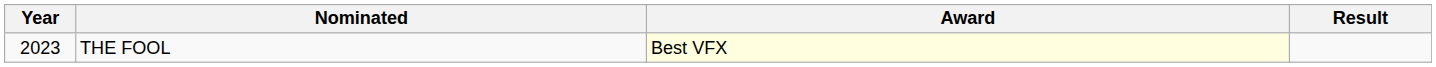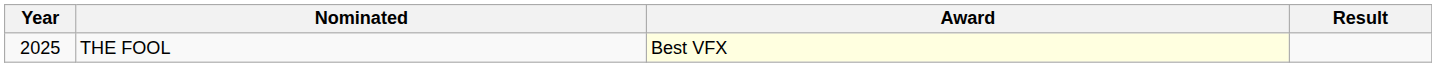(40, 47) 2023 -> (40, 47) 2025
